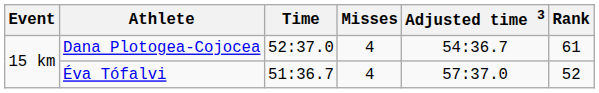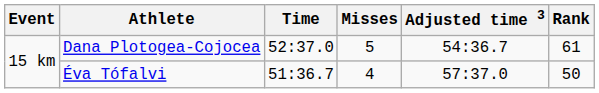(370, 48) 4 -> (370, 48) 5
(571, 74) 52 -> (571, 74) 50
